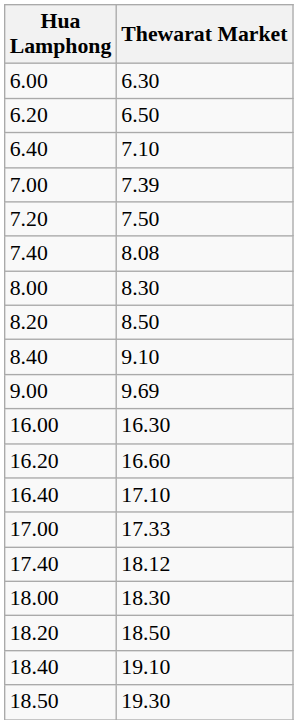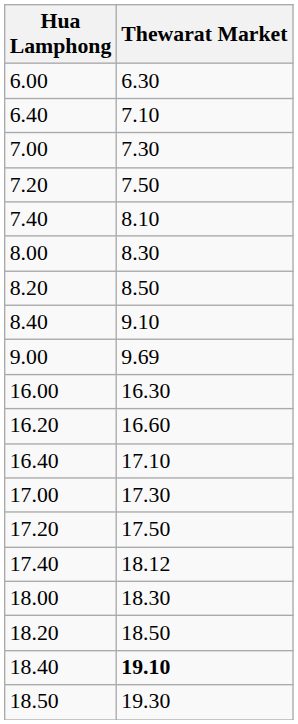- row: (29, 115)
(140, 184) 7.39 -> (140, 149) 7.30
(140, 253) 8.08 -> (140, 218) 8.10
(146, 529) 17.33 -> (146, 494) 17.30
+ row: (34, 529)
(146, 667) normal -> (146, 667) bold
